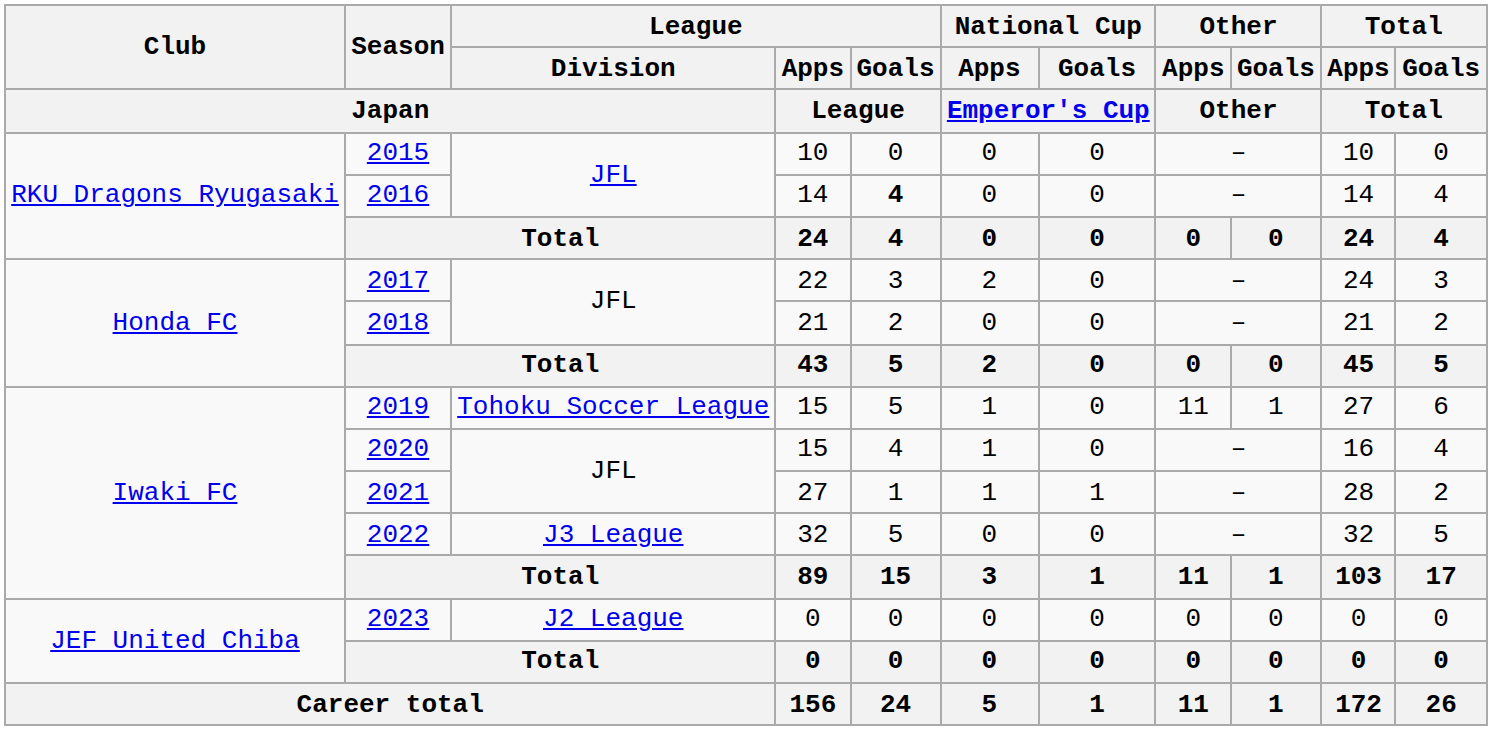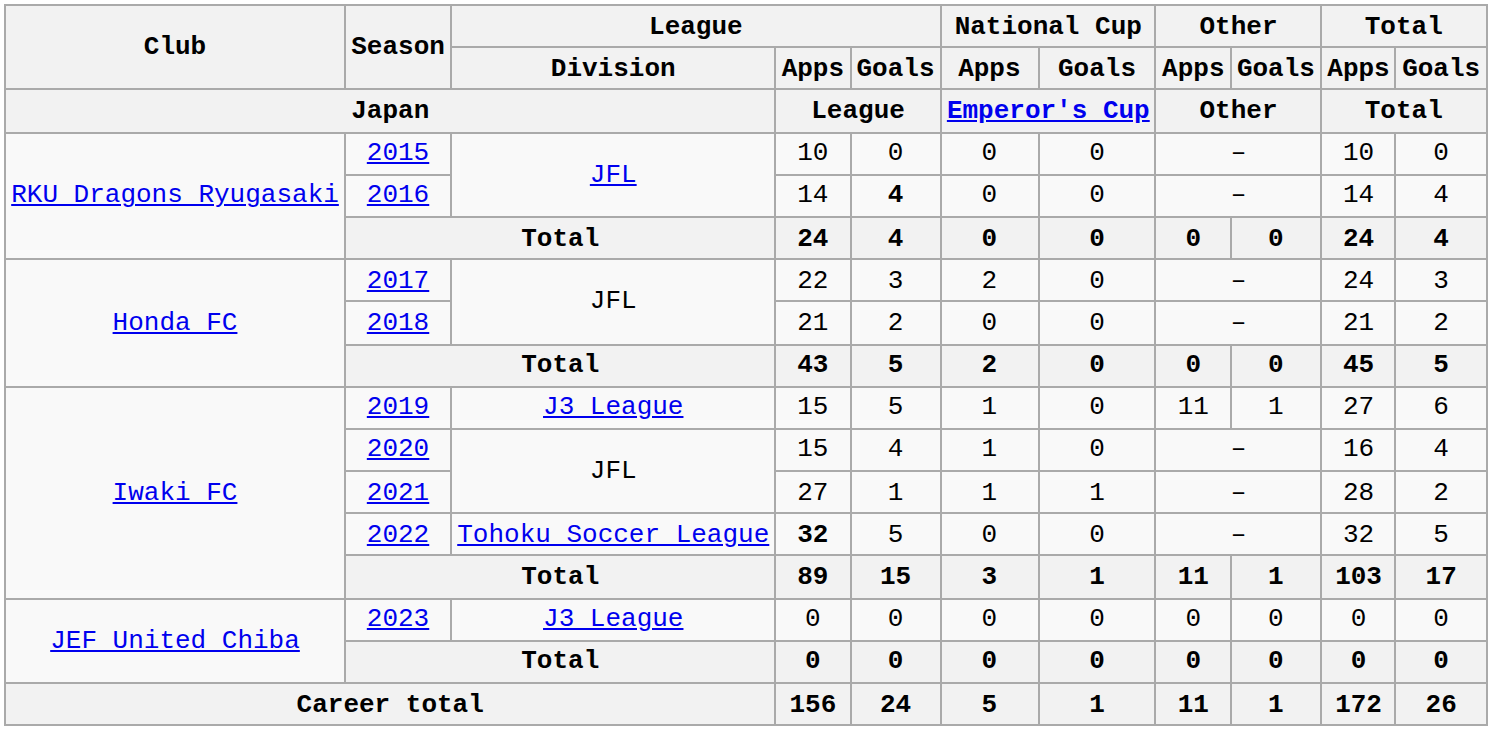(613, 408) Tohoku Soccer League -> (613, 408) J3 League
(613, 535) J3 League -> (613, 535) Tohoku Soccer League
(813, 535) normal -> (813, 535) bold
(613, 619) J2 League -> (613, 619) J3 League
